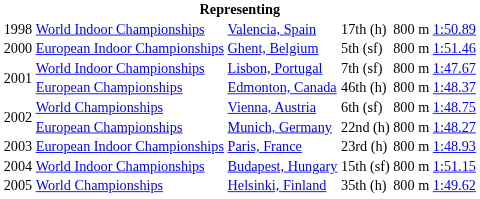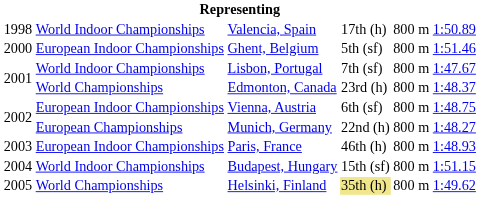(109, 88) European Championships -> (99, 88) World Championships
(364, 88) 46th (h) -> (364, 88) 23rd (h)
(99, 107) World Championships -> (130, 107) European Indoor Championships
(364, 146) 23rd (h) -> (364, 146) 46th (h)
(364, 185) no background -> (364, 185) khaki background
